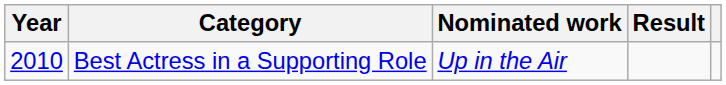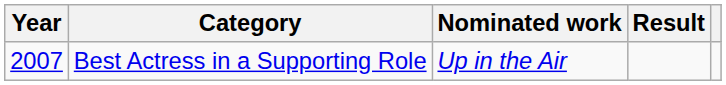(37, 60) 2010 -> (37, 60) 2007
